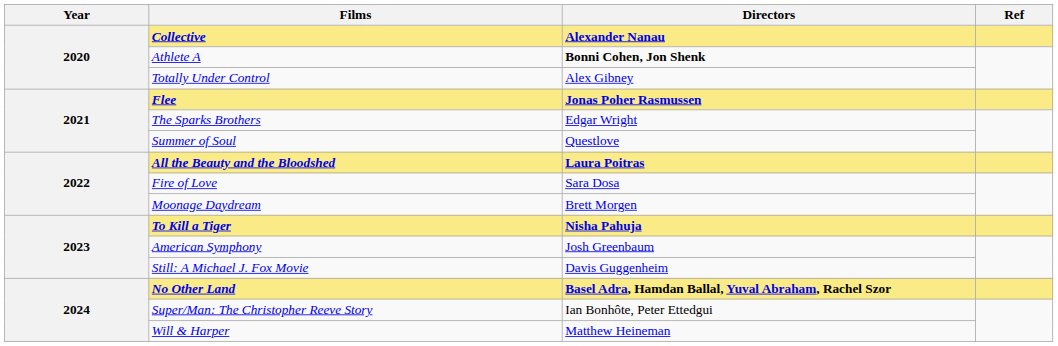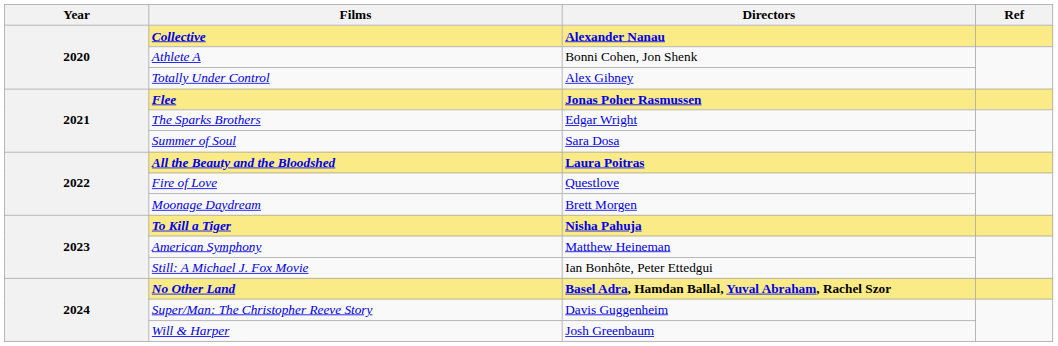(635, 57) bold -> (631, 57) normal
(592, 141) Questlove -> (592, 141) Sara Dosa
(592, 183) Sara Dosa -> (592, 183) Questlove
(610, 246) Josh Greenbaum -> (618, 246) Matthew Heineman
(617, 267) Davis Guggenheim -> (639, 267) Ian Bonhôte, Peter Ettedgui
(639, 309) Ian Bonhôte, Peter Ettedgui -> (617, 309) Davis Guggenheim
(618, 330) Matthew Heineman -> (610, 330) Josh Greenbaum
